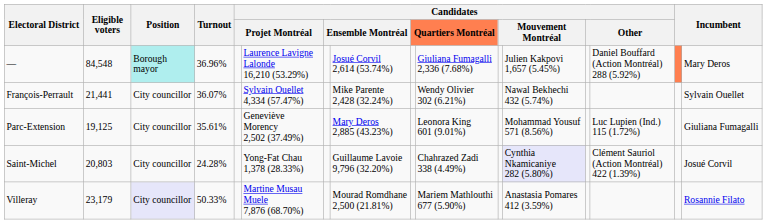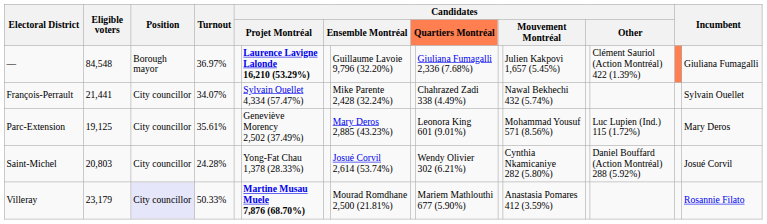(150, 64) paleturquoise background -> (150, 64) no background
(212, 64) 36.96% -> (212, 64) 36.97%
(278, 64) normal -> (280, 64) bold
(363, 64) Josué Corvil 2,614 (53.74%) -> (368, 64) Guillaume Lavoie 9,796 (32.20%)
(627, 64) Daniel Bouffard (Action Montréal) 288 (5.92%) -> (627, 64) Clément Sauriol (Action Montréal) 422 (1.39%)
(707, 64) Mary Deros -> (721, 64) Giuliana Fumagalli
(212, 95) 36.07% -> (212, 95) 34.07%
(446, 95) Wendy Olivier 302 (6.21%) -> (448, 95) Chahrazed Zadi 338 (4.49%)
(721, 127) Giuliana Fumagalli -> (707, 127) Mary Deros
(367, 163) Guillaume Lavoie 9,796 (32.20%) -> (363, 163) Josué Corvil 2,614 (53.74%)
(448, 163) Chahrazed Zadi 338 (4.49%) -> (446, 163) Wendy Olivier 302 (6.21%)
(530, 163) lavender background -> (530, 163) no background
(627, 163) Clément Sauriol (Action Montréal) 422 (1.39%) -> (627, 163) Daniel Bouffard (Action Montréal) 288 (5.92%)
(273, 200) normal -> (275, 200) bold
